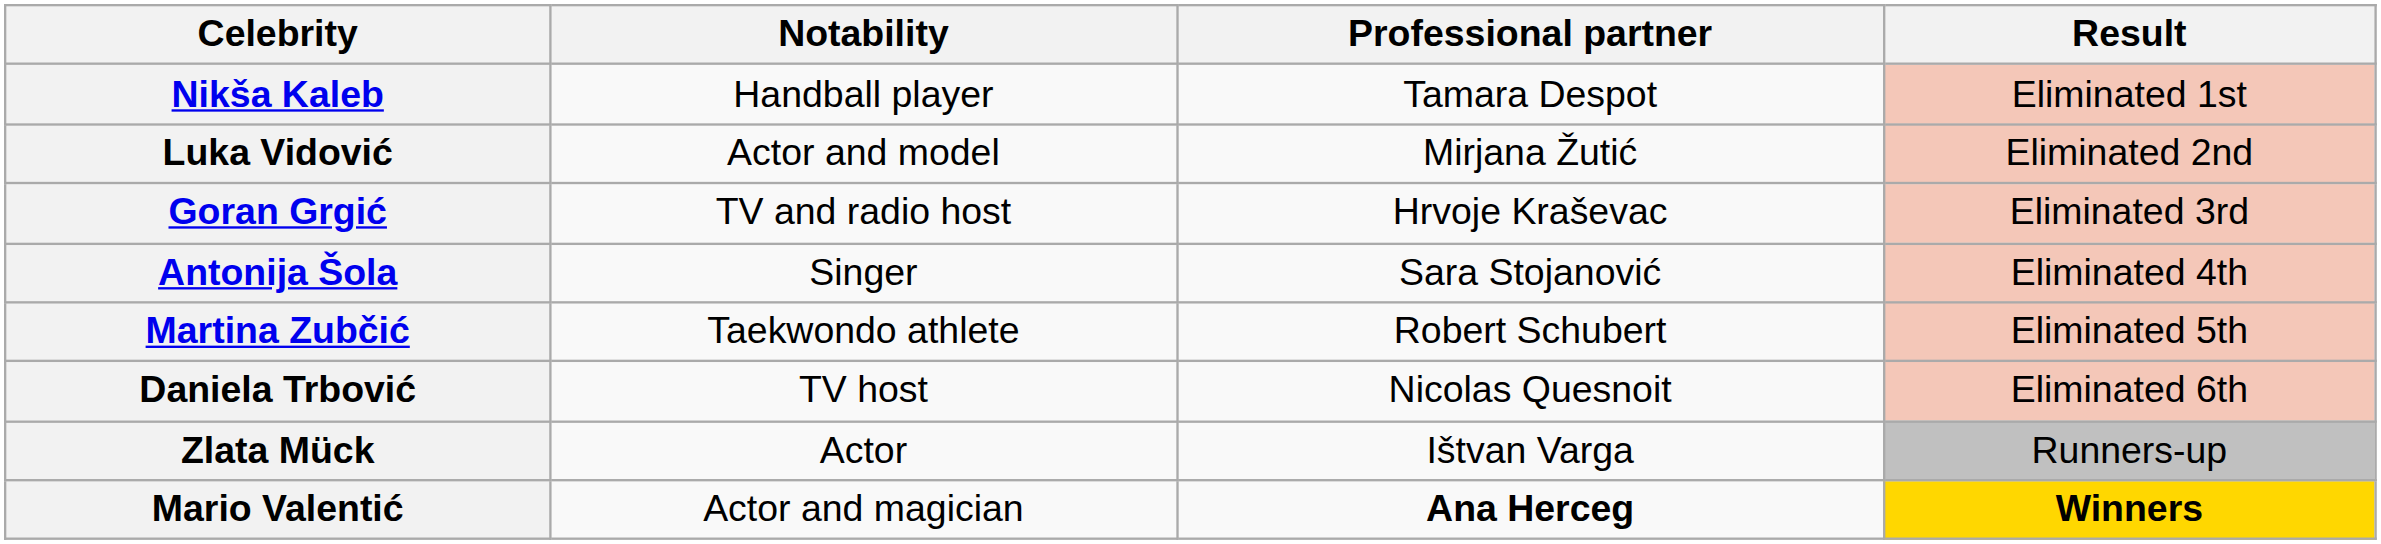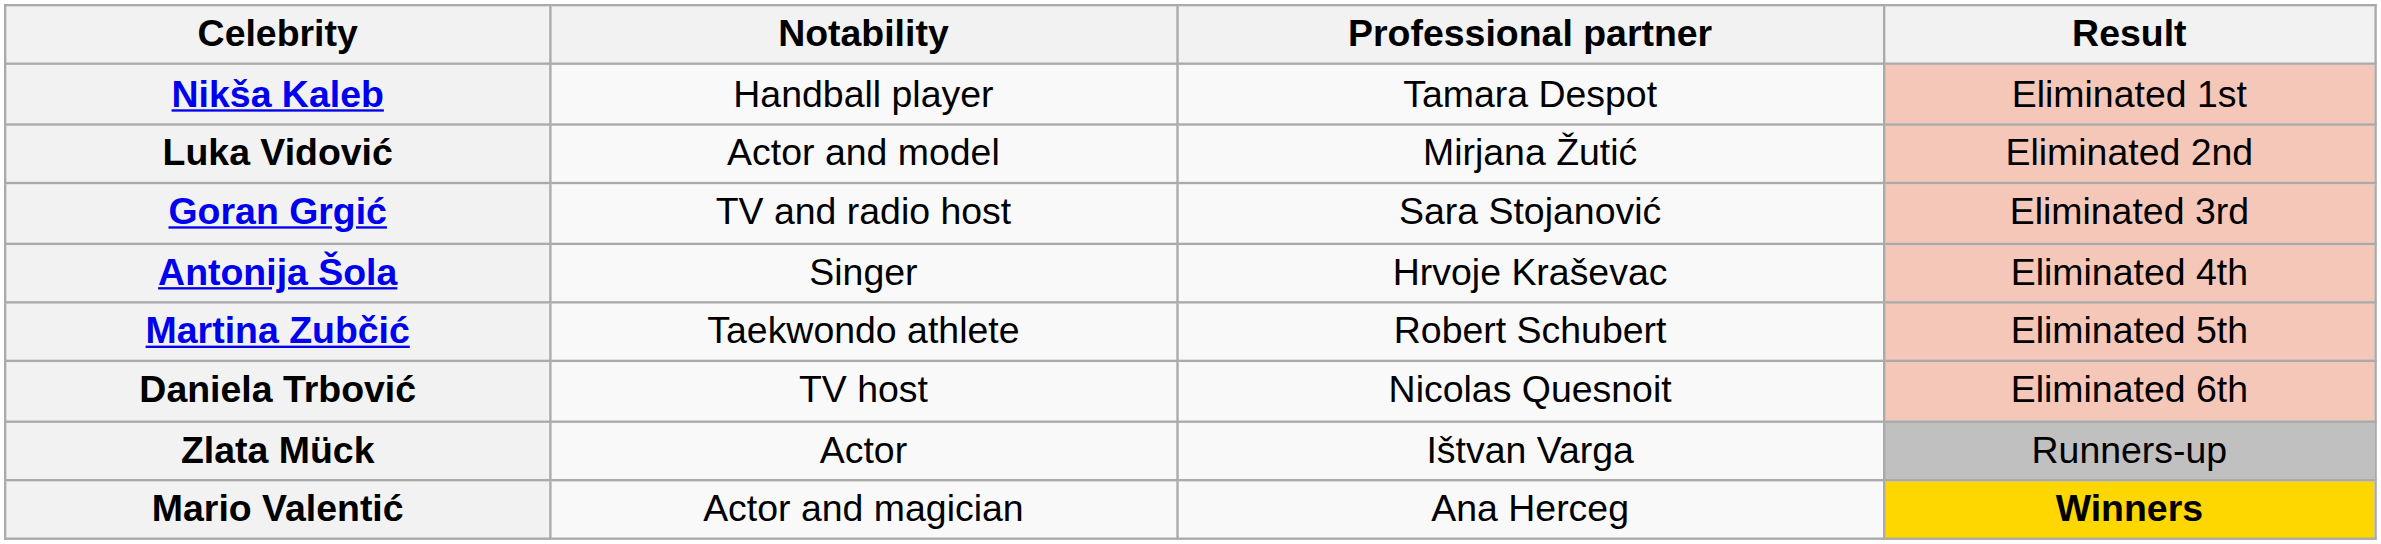(1530, 212) Hrvoje Kraševac -> (1530, 212) Sara Stojanović
(1530, 271) Sara Stojanović -> (1530, 271) Hrvoje Kraševac
(1530, 509) bold -> (1530, 509) normal
